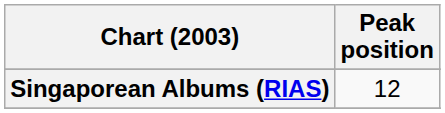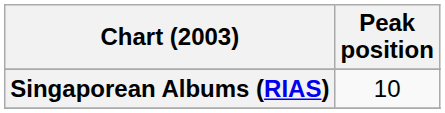(387, 88) 12 -> (387, 88) 10
